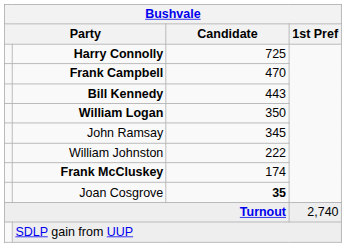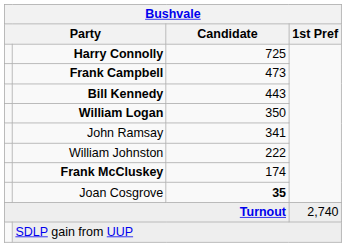(276, 73) 470 -> (276, 73) 473
(276, 133) 345 -> (276, 133) 341
